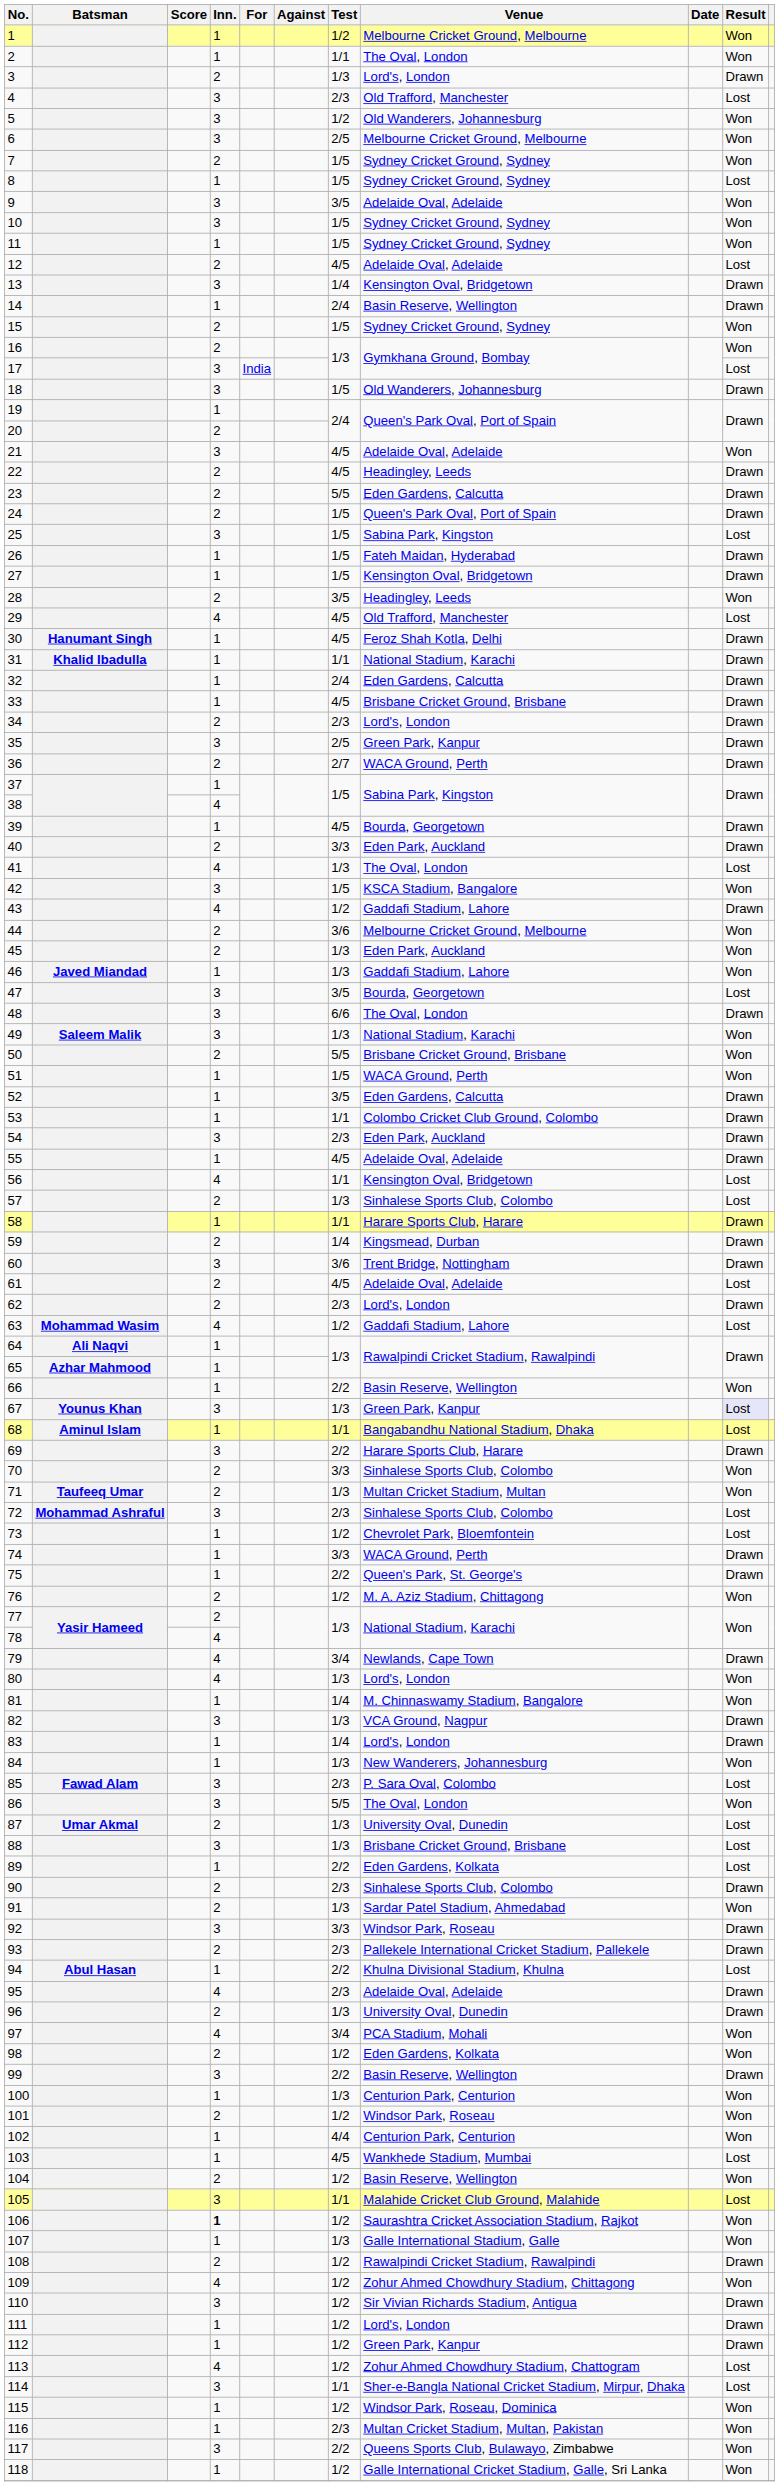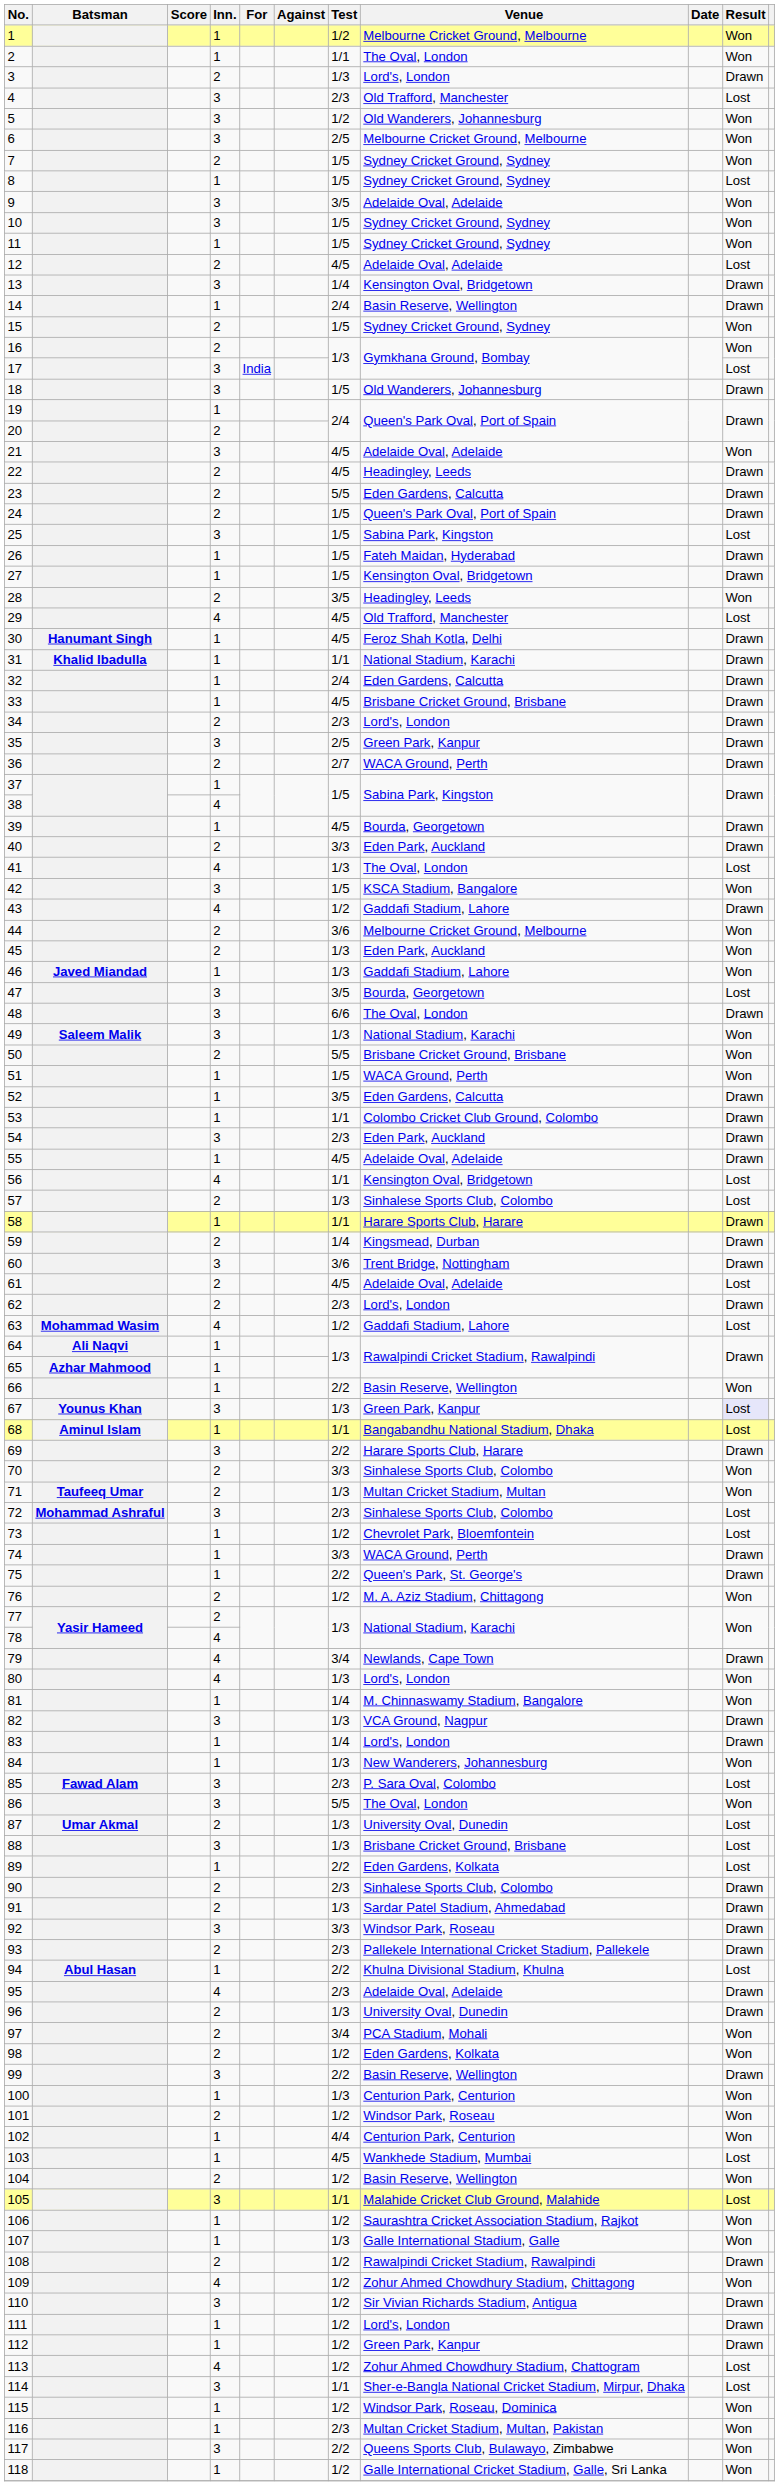(739, 1908) Won -> (744, 1908) Drawn
(217, 2033) 4 -> (217, 2033) 2
(217, 2220) bold -> (217, 2220) normal
